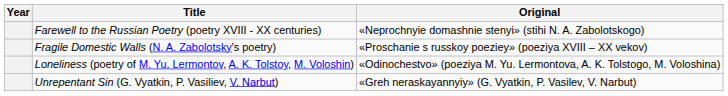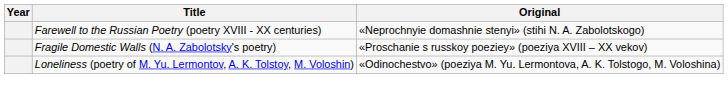- row: (157, 82)
